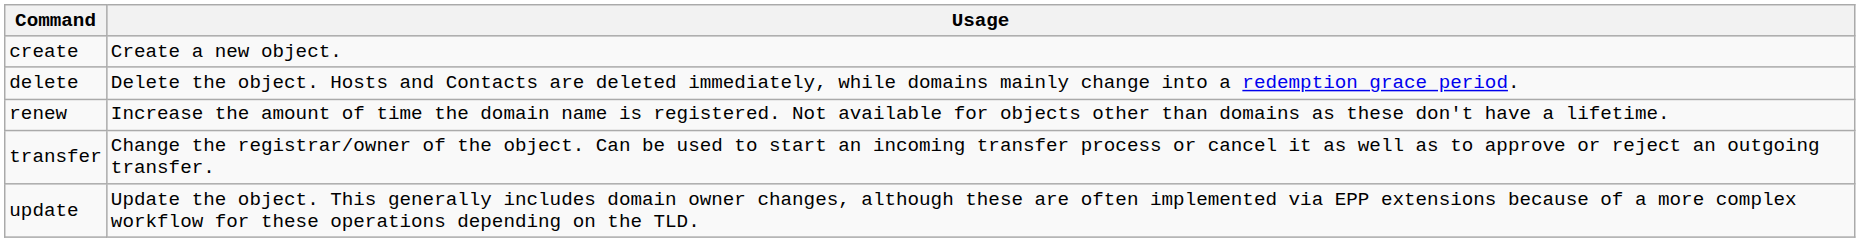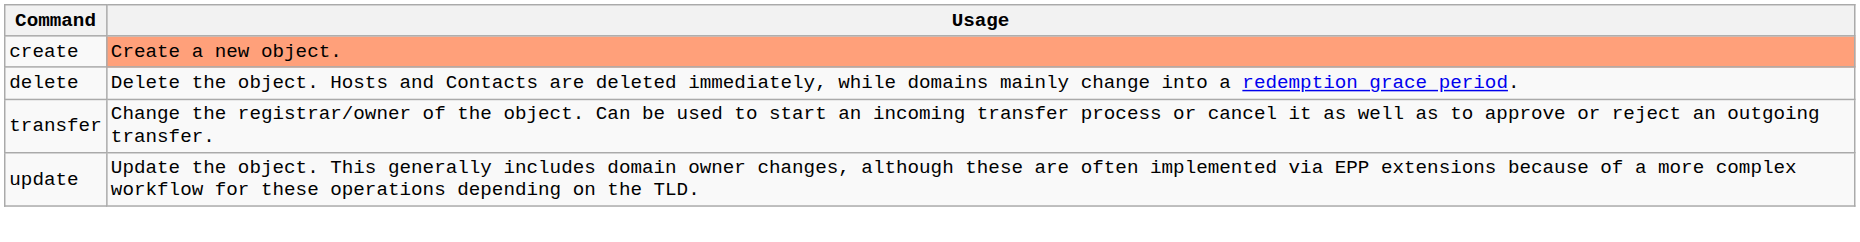(226, 52) no background -> (226, 52) lightsalmon background
- row: (38, 114)
